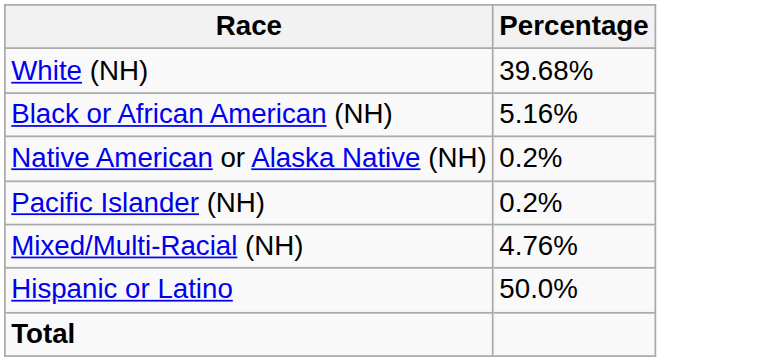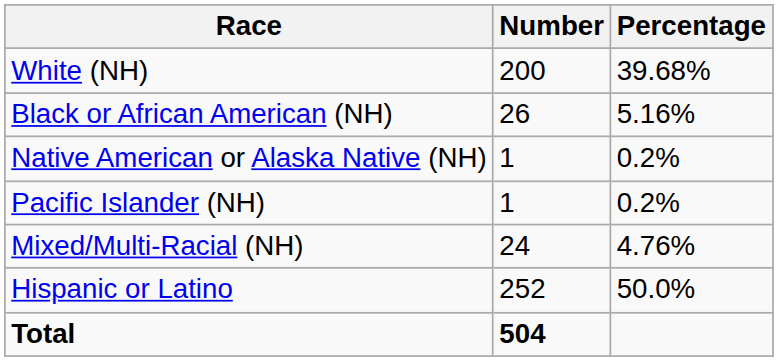+ column: (552, 26)
